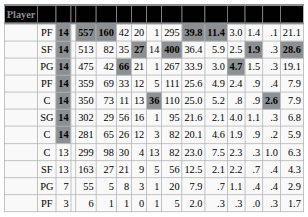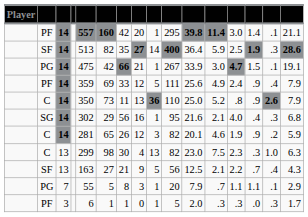(274, 67) .3 -> (274, 67) .1
(254, 118) 1.1 -> (256, 118) .4
(256, 186) .4 -> (254, 186) 1.1
(274, 186) .4 -> (274, 186) .1
